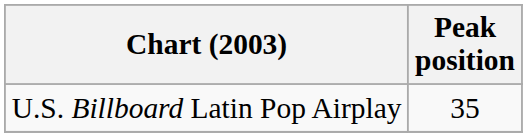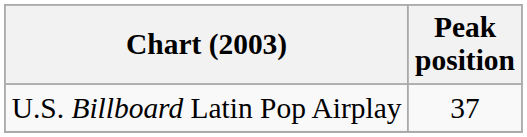(465, 107) 35 -> (465, 107) 37
